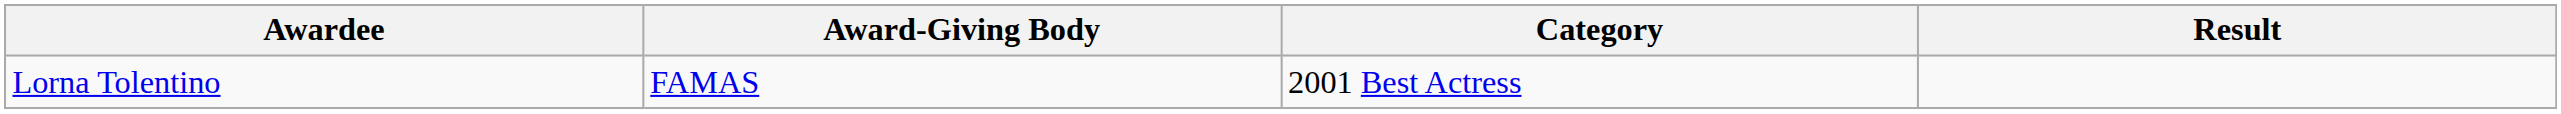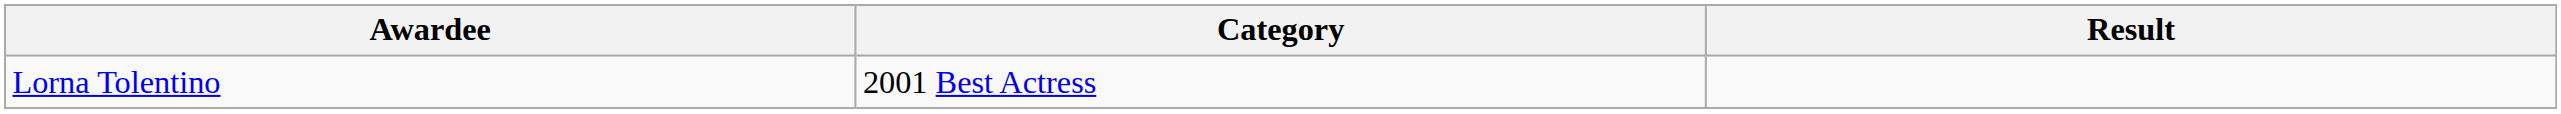- column: (962, 30)
